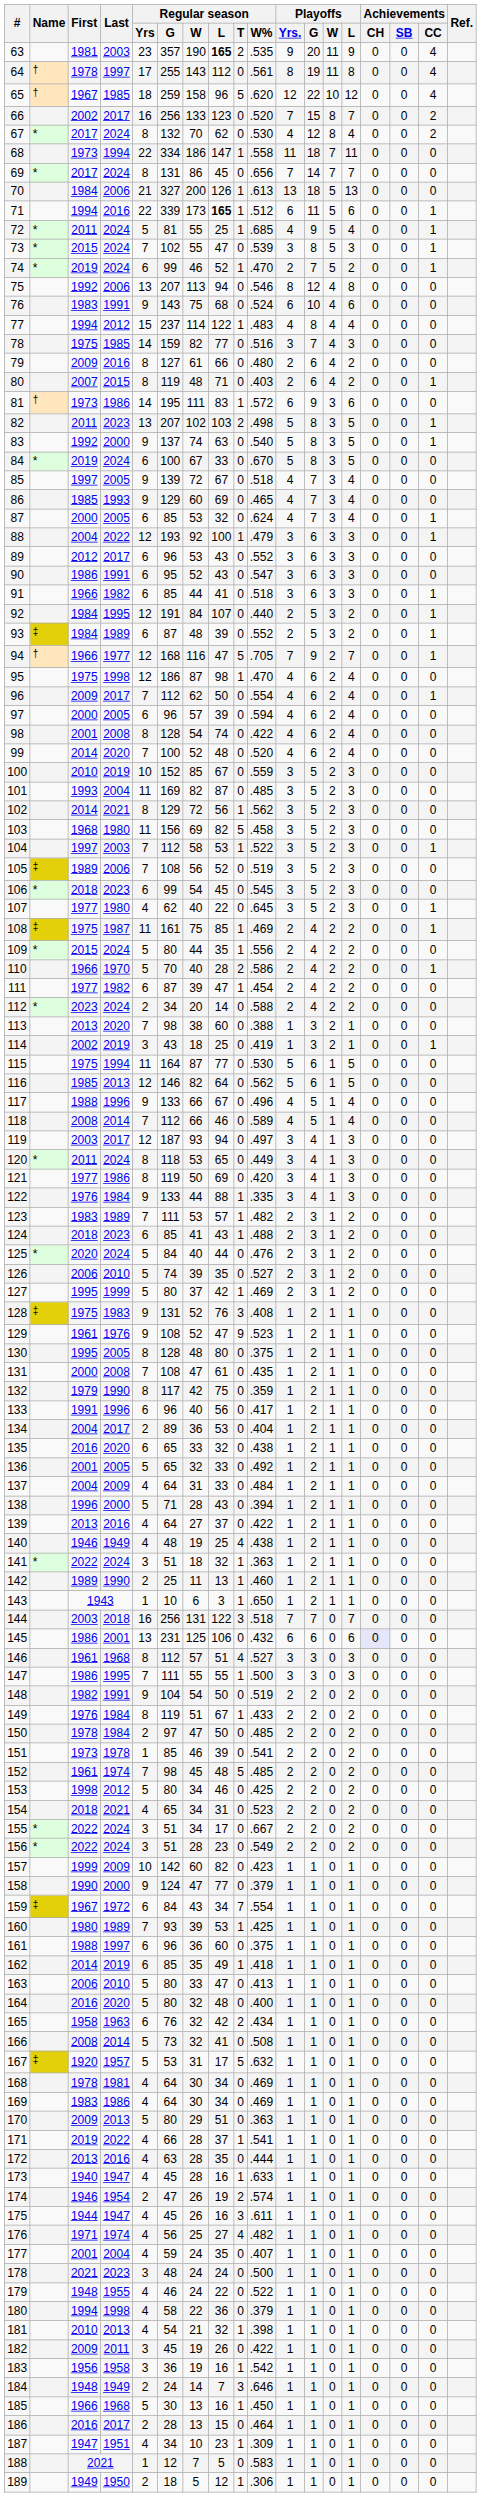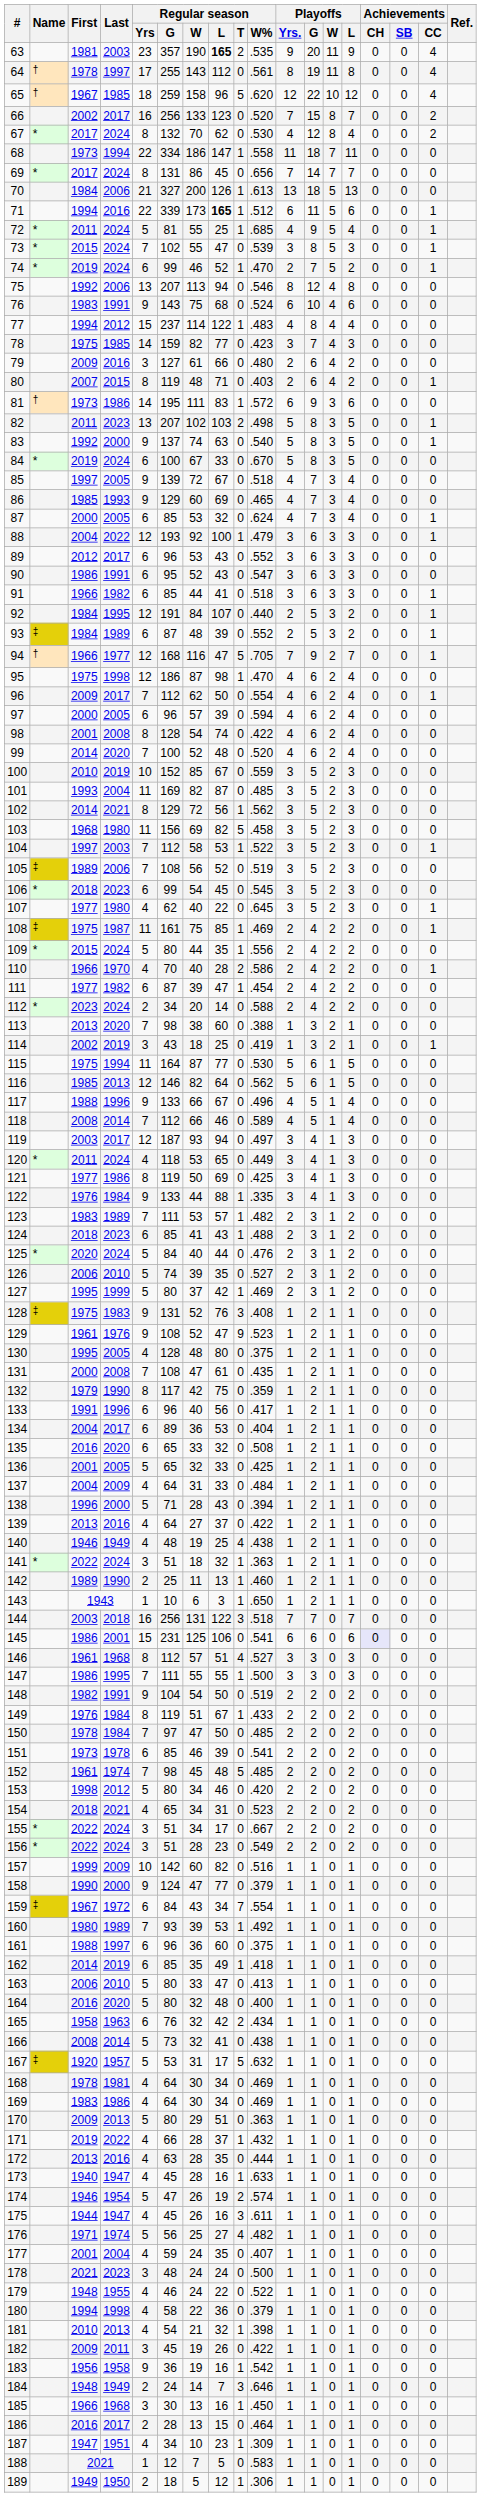(261, 344) .516 -> (261, 344) .423
(145, 363) 8 -> (145, 363) 3
(145, 969) 5 -> (145, 969) 4
(145, 1159) 8 -> (145, 1159) 4
(261, 1178) .420 -> (261, 1178) .425
(145, 1353) 8 -> (145, 1353) 4
(145, 1429) 2 -> (145, 1429) 6
(261, 1448) .438 -> (261, 1448) .508
(261, 1467) .492 -> (261, 1467) .425
(145, 1638) 13 -> (145, 1638) 15
(261, 1638) .432 -> (261, 1638) .541
(145, 1733) 2 -> (145, 1733) 7
(145, 1752) 1 -> (145, 1752) 6
(261, 1790) .425 -> (261, 1790) .420
(261, 1866) .423 -> (261, 1866) .516
(261, 1927) .425 -> (261, 1927) .492
(261, 2041) .508 -> (261, 2041) .438
(261, 2139) .541 -> (261, 2139) .432
(145, 2197) 2 -> (145, 2197) 5
(145, 2235) 4 -> (145, 2235) 5
(145, 2368) 3 -> (145, 2368) 9
(145, 2406) 5 -> (145, 2406) 3
